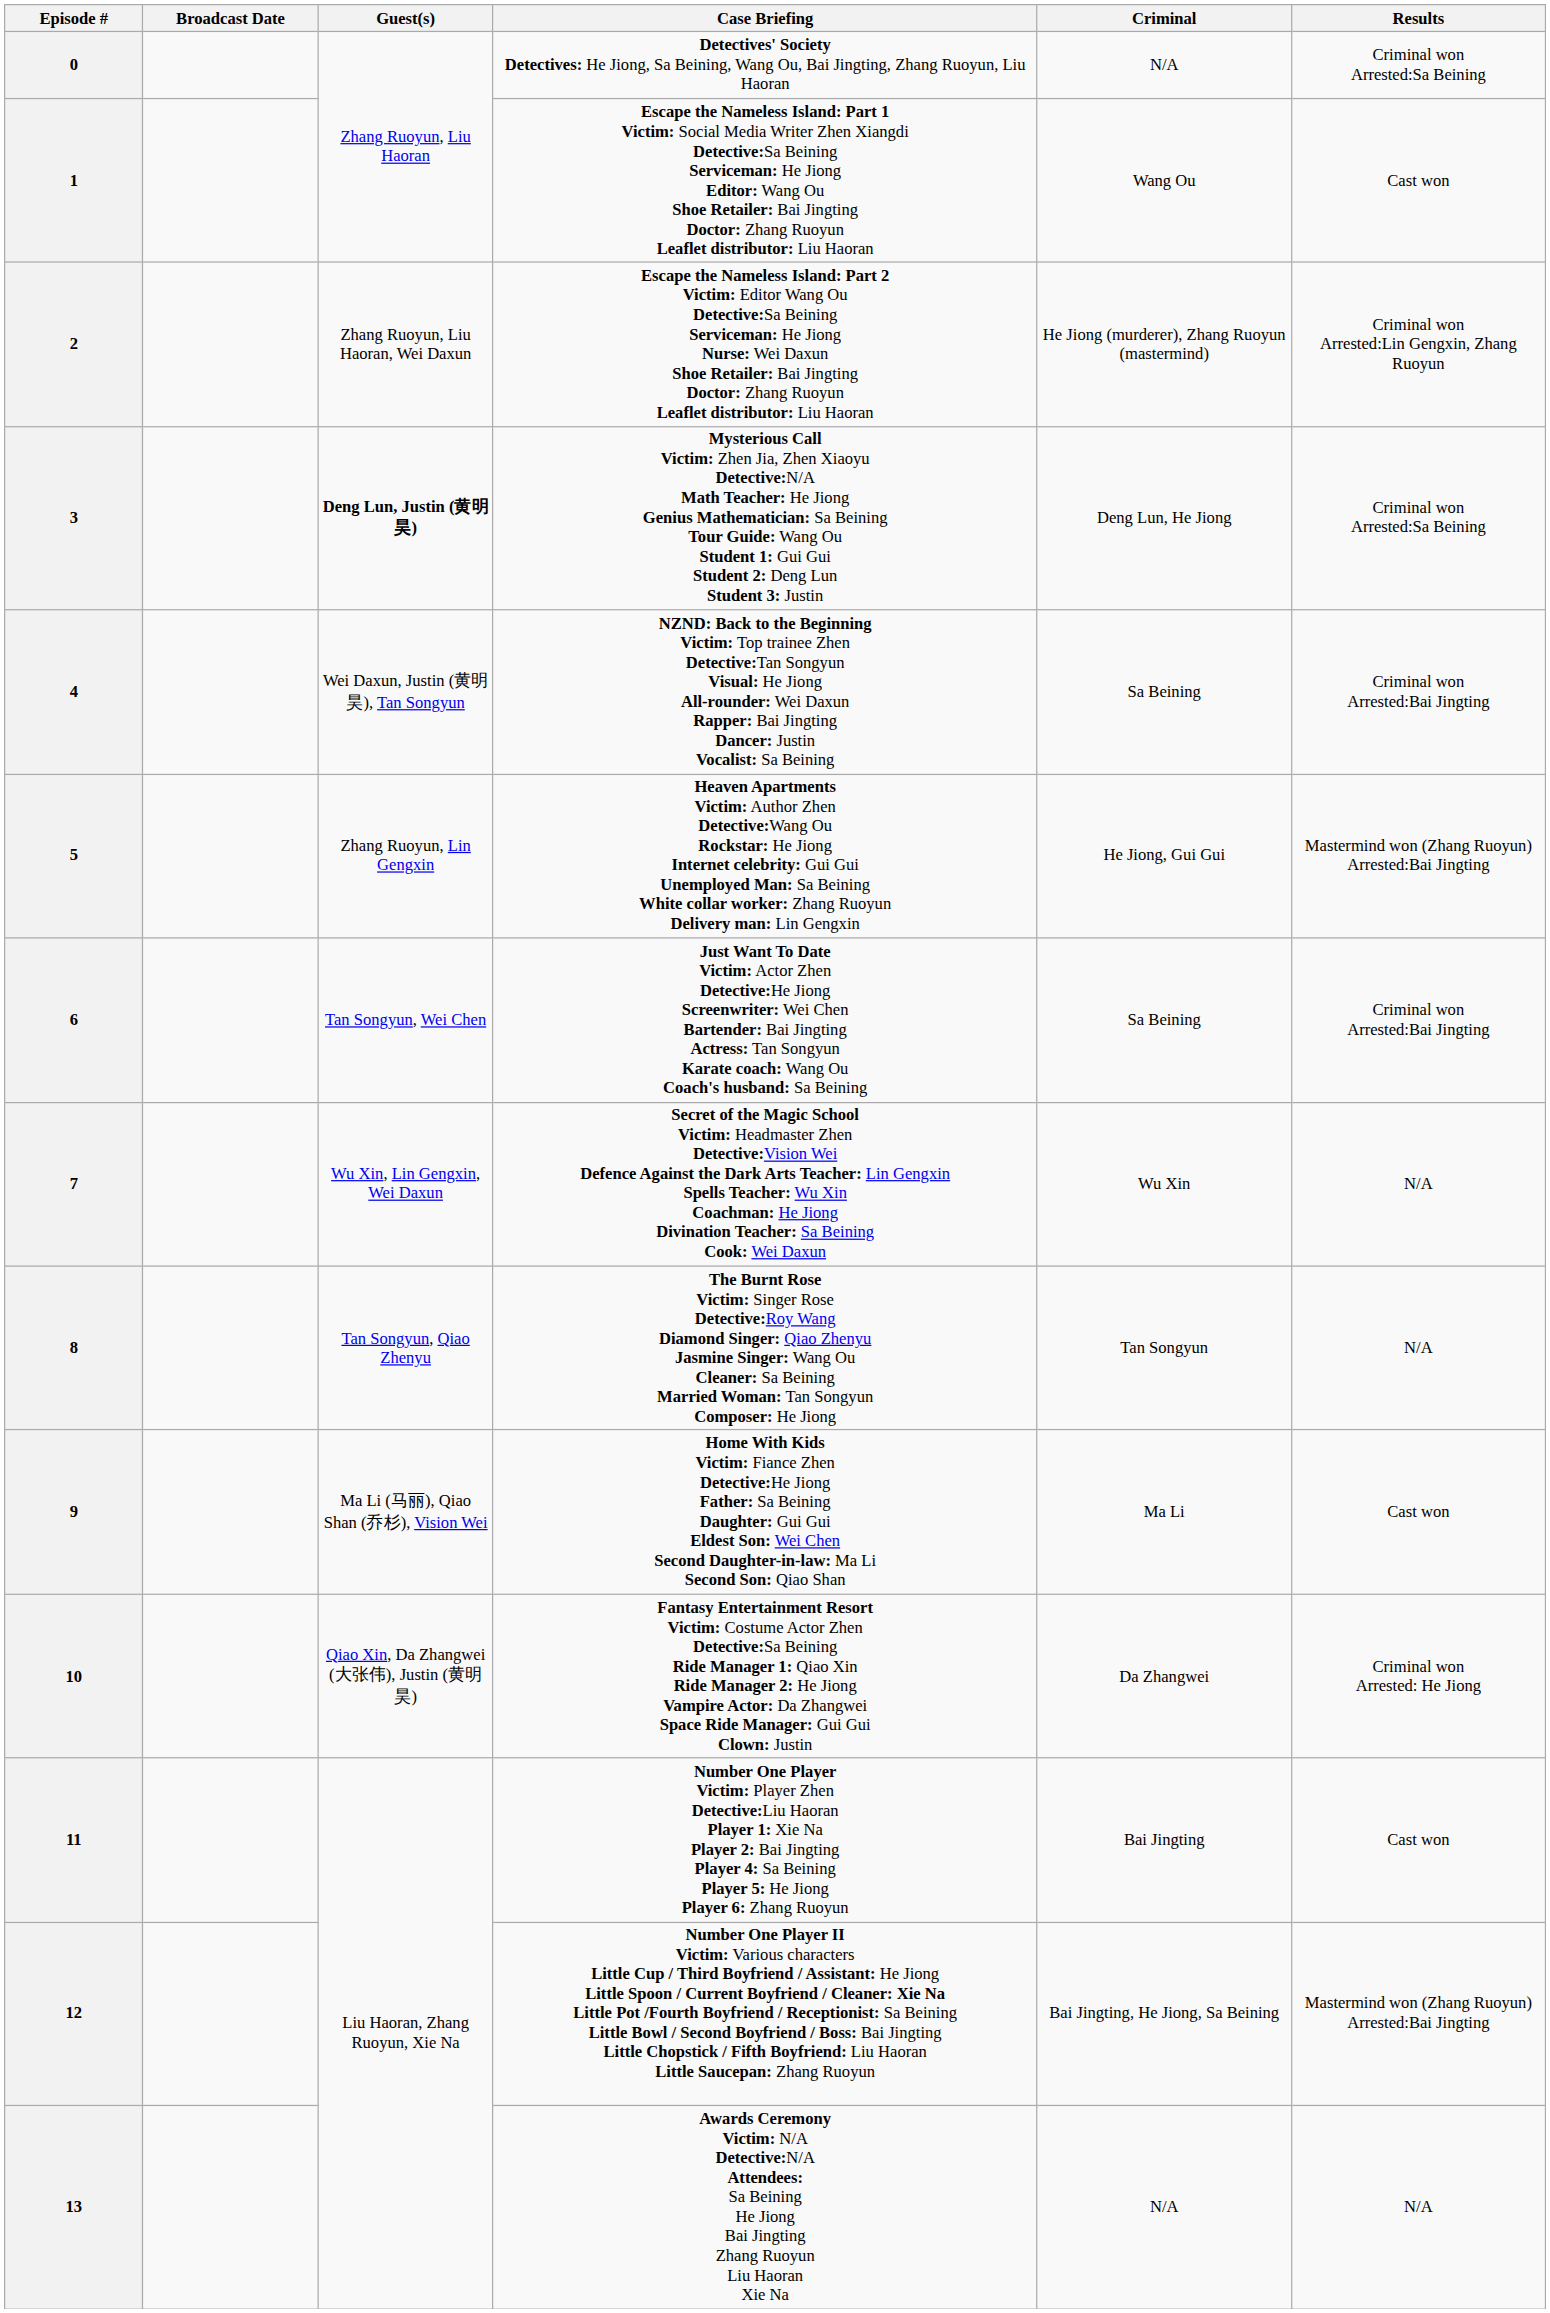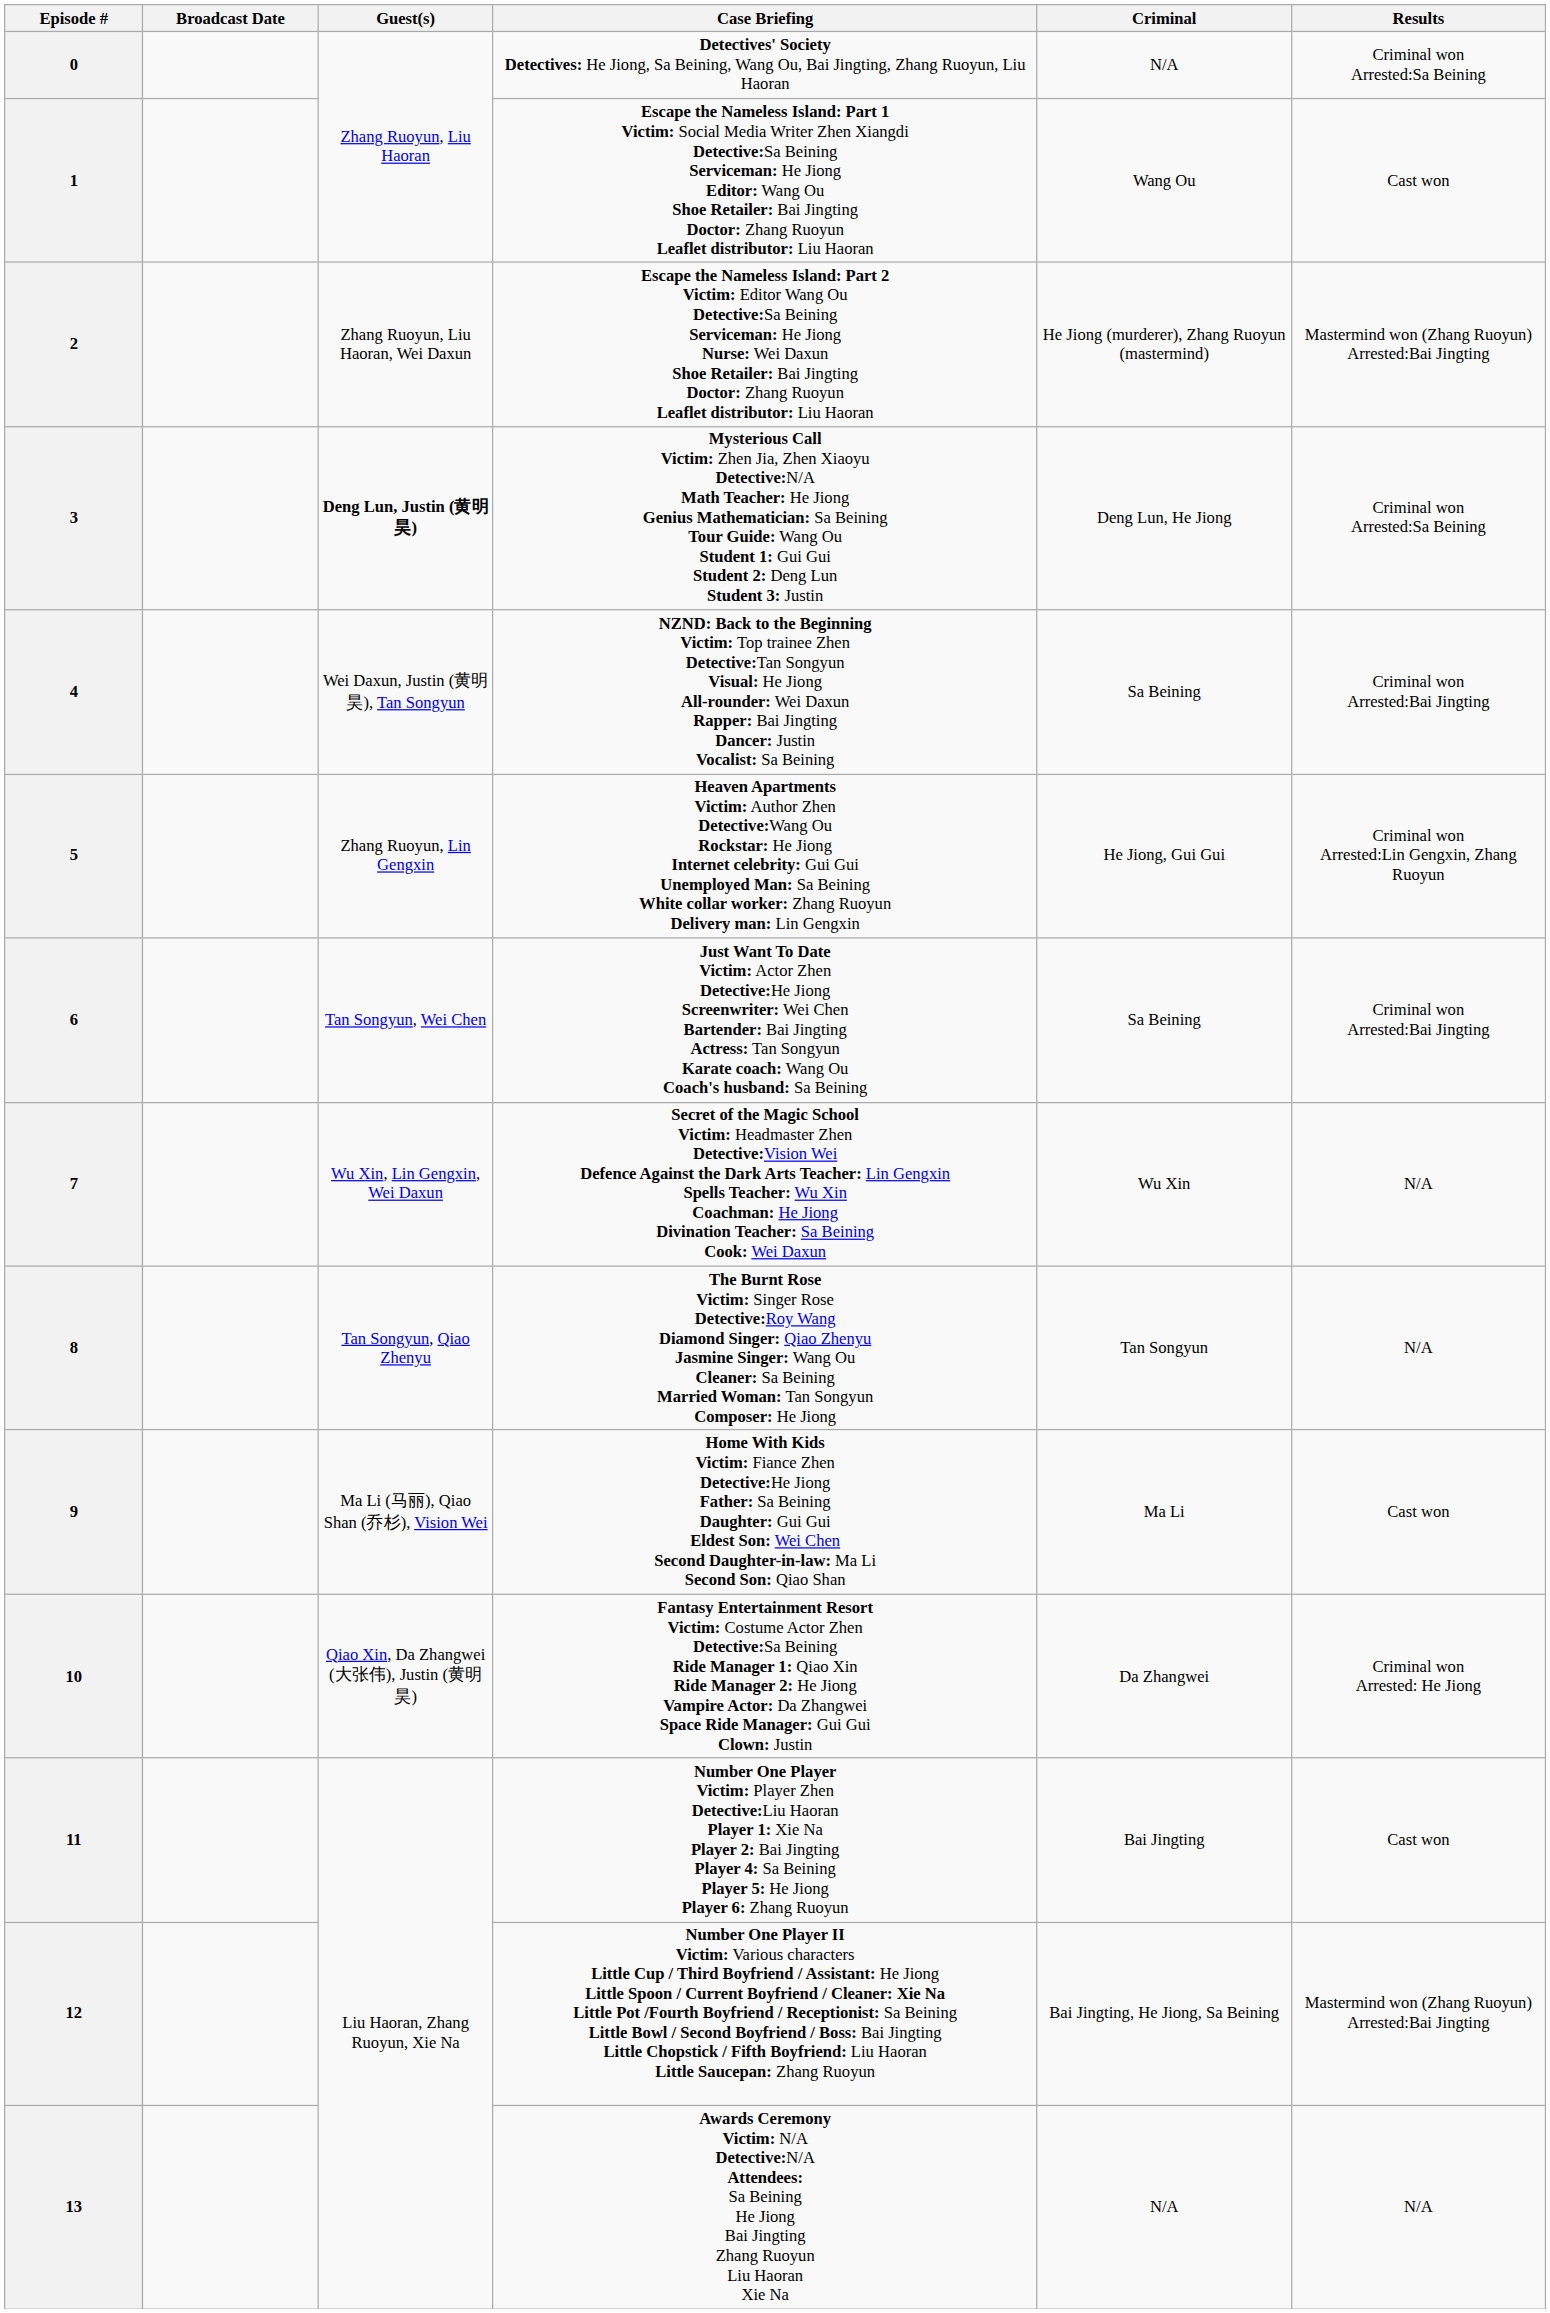(1418, 343) Criminal won Arrested:Lin Gengxin, Zhang Ruoyun -> (1418, 343) Mastermind won (Zhang Ruoyun) Arrested:Bai Jingting
(1418, 855) Mastermind won (Zhang Ruoyun) Arrested:Bai Jingting -> (1418, 855) Criminal won Arrested:Lin Gengxin, Zhang Ruoyun
